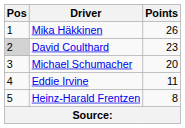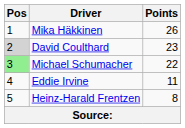(10, 64) no background -> (10, 64) lightgreen background
(172, 64) 20 -> (172, 64) 22
